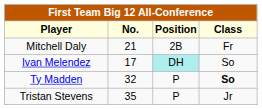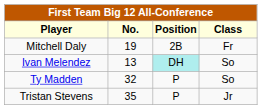(130, 46) 21 -> (130, 46) 19
(130, 63) 17 -> (130, 63) 13
(228, 79) bold -> (228, 79) normal
